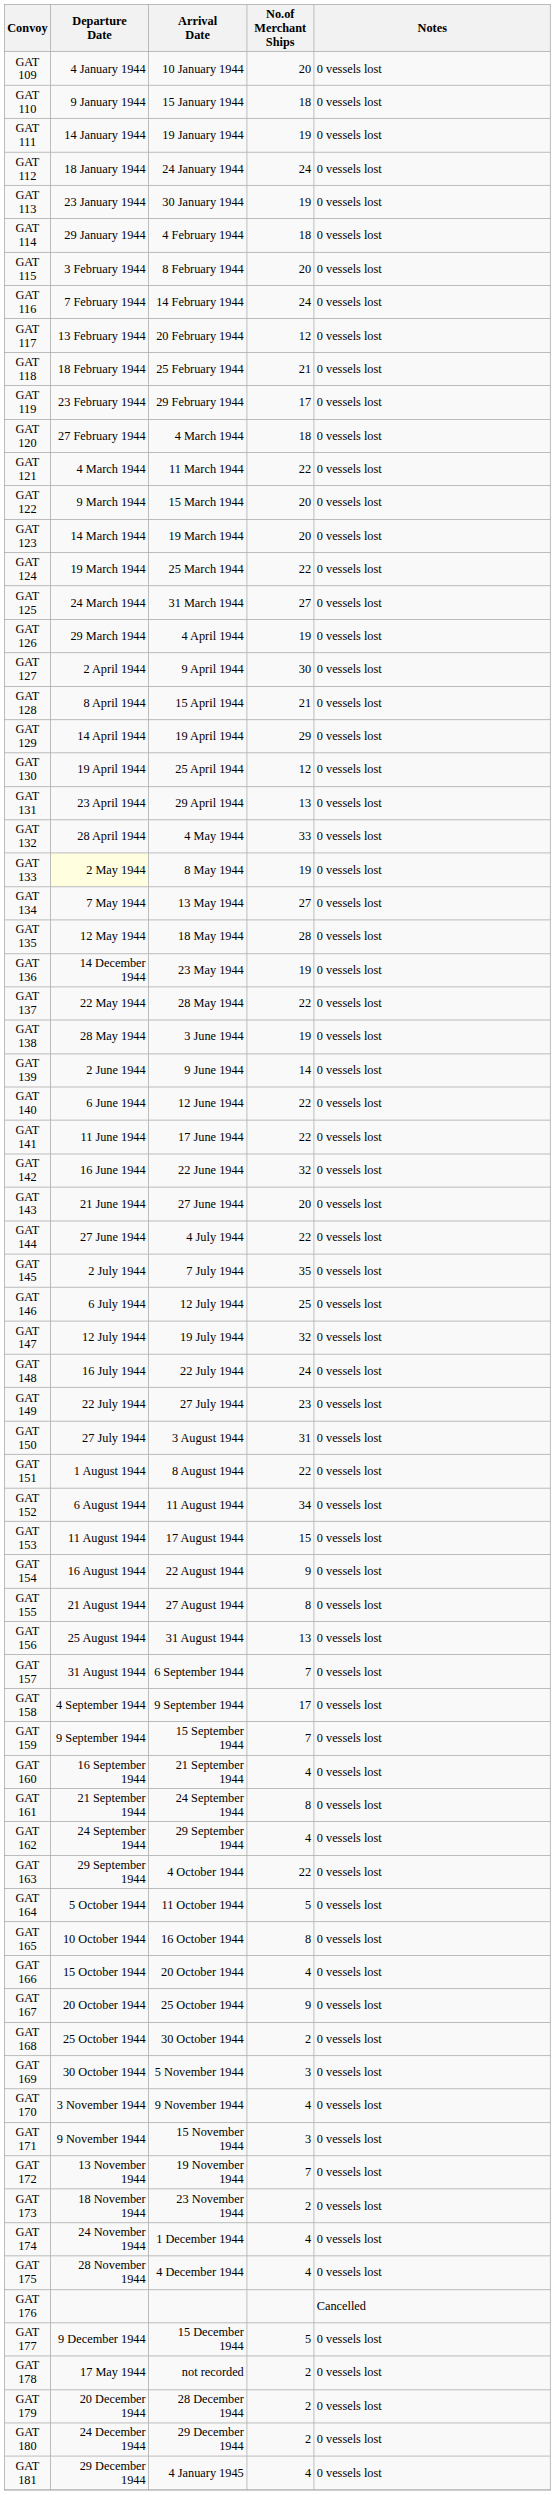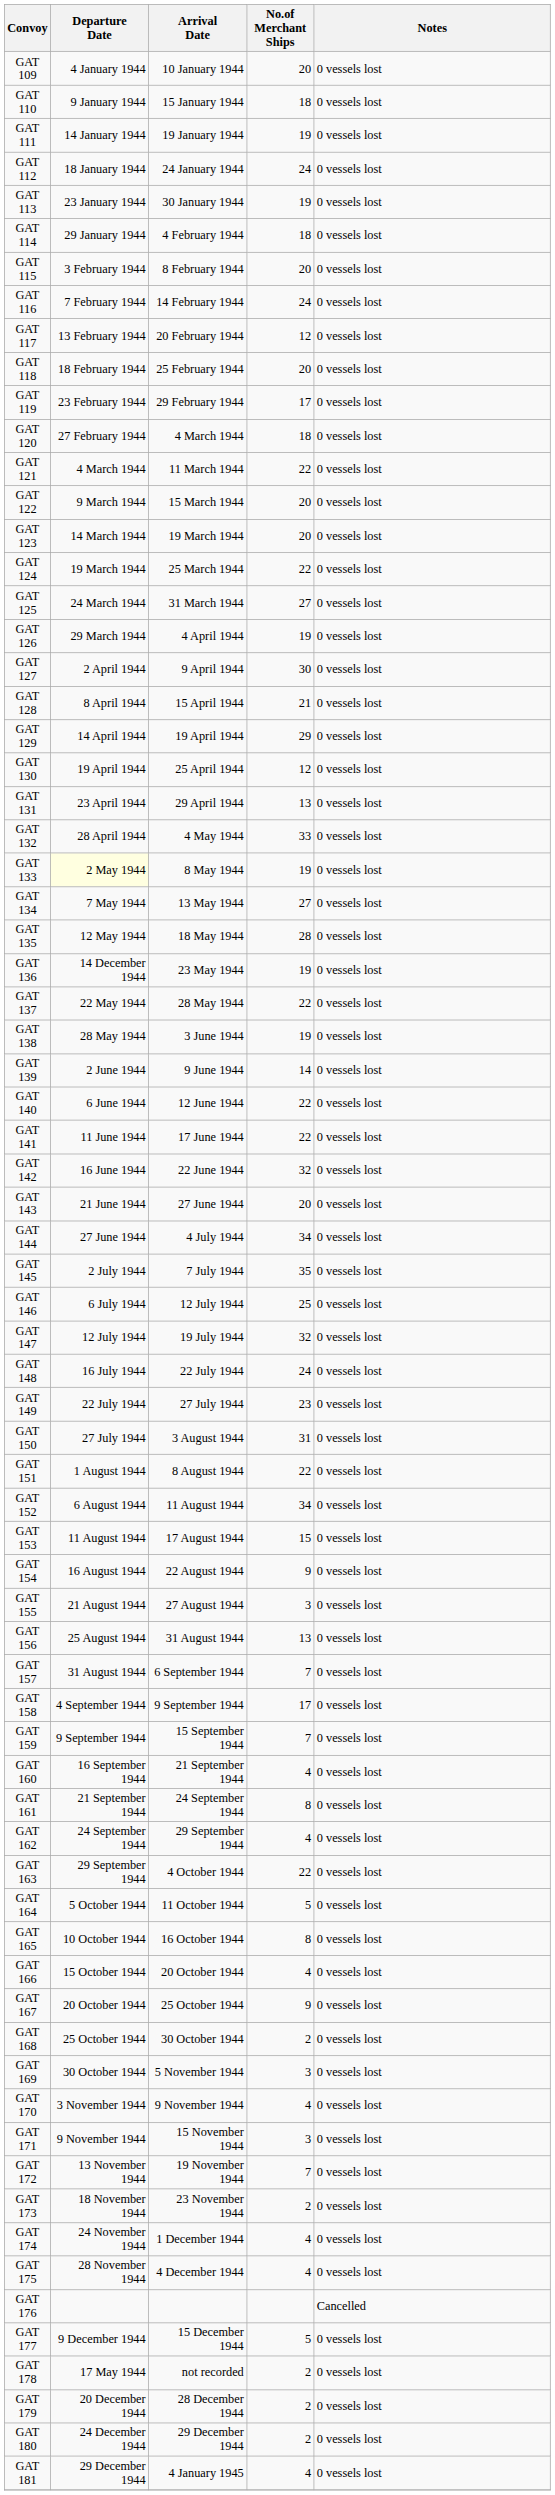(305, 369) 21 -> (305, 369) 20
(305, 1237) 22 -> (305, 1237) 34
(308, 1604) 8 -> (308, 1604) 3
